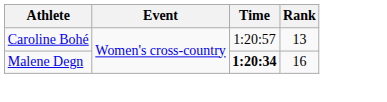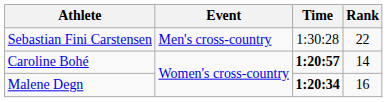+ row: (80, 39)
(254, 39) normal -> (318, 62) bold
(299, 39) 13 -> (363, 62) 14
